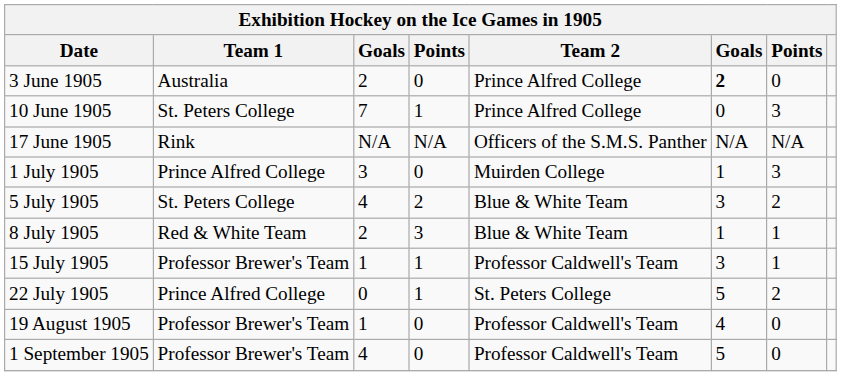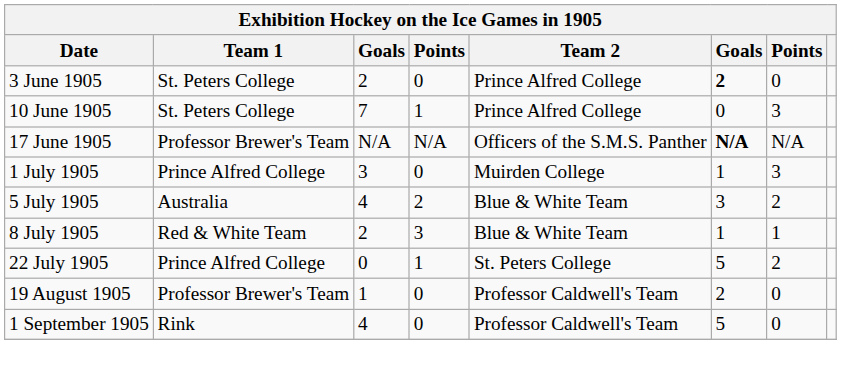(193, 80) Australia -> (226, 80) St. Peters College
(176, 141) Rink -> (253, 141) Professor Brewer's Team
(732, 141) normal -> (732, 141) bold
(226, 202) St. Peters College -> (193, 202) Australia
- row: (59, 263)
(720, 324) 4 -> (720, 293) 2
(253, 354) Professor Brewer's Team -> (176, 324) Rink
